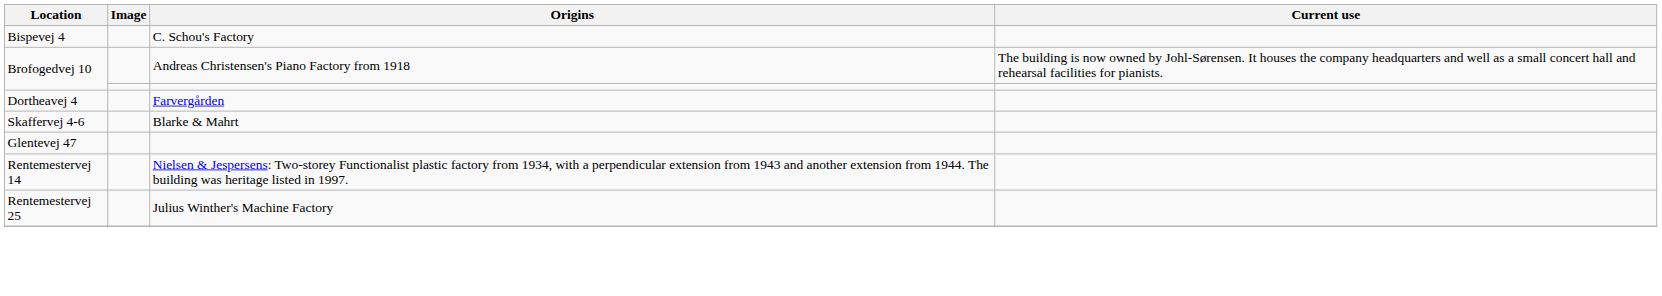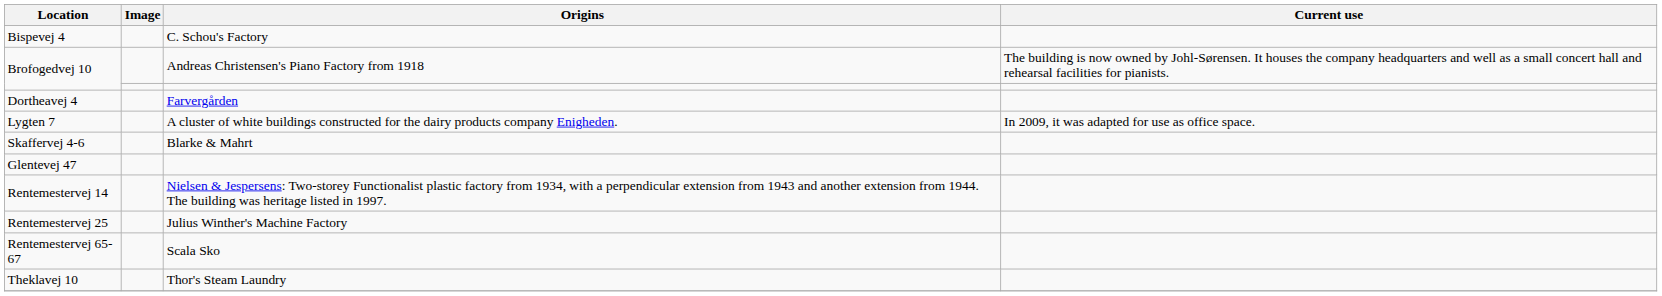+ row: (31, 121)
+ row: (60, 250)
+ row: (43, 279)
